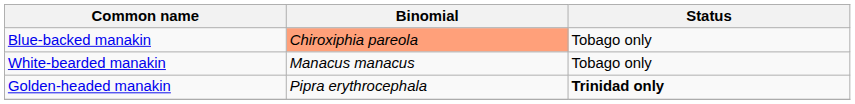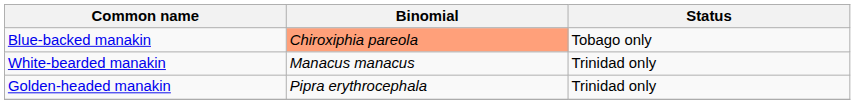(612, 63) Tobago only -> (614, 63) Trinidad only
(618, 87) bold -> (614, 87) normal
